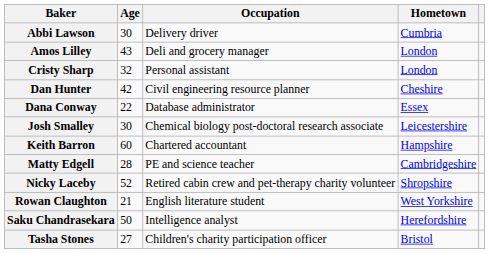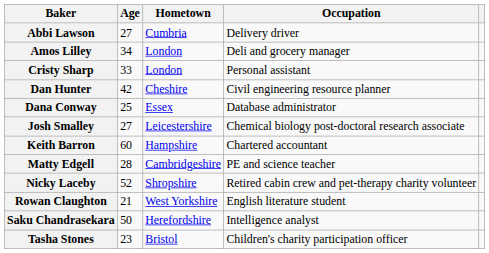columns swapped: (270, 13) <-> (438, 13)
(126, 32) 30 -> (126, 32) 27
(126, 51) 43 -> (126, 51) 34
(126, 70) 32 -> (126, 70) 33
(126, 107) 22 -> (126, 107) 25
(126, 126) 30 -> (126, 126) 27
(126, 239) 27 -> (126, 239) 23
